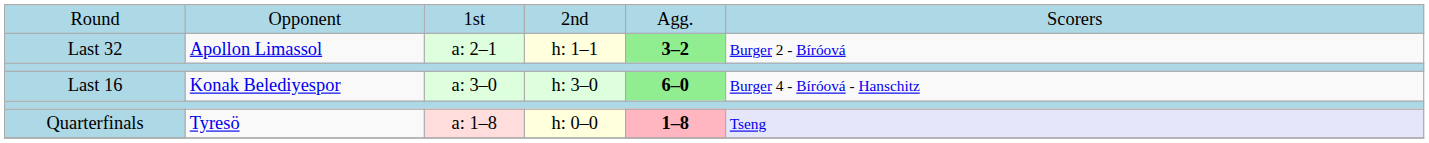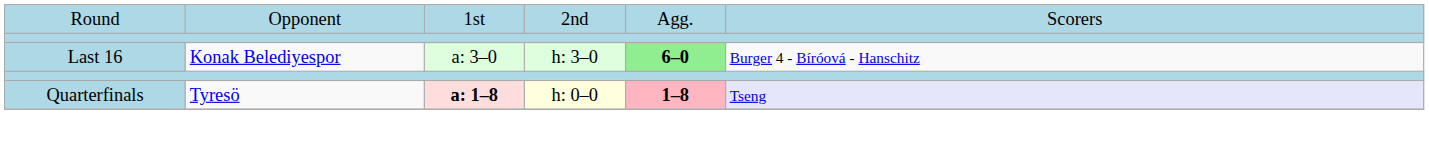- row: (95, 48)
(474, 123) normal -> (474, 94) bold
